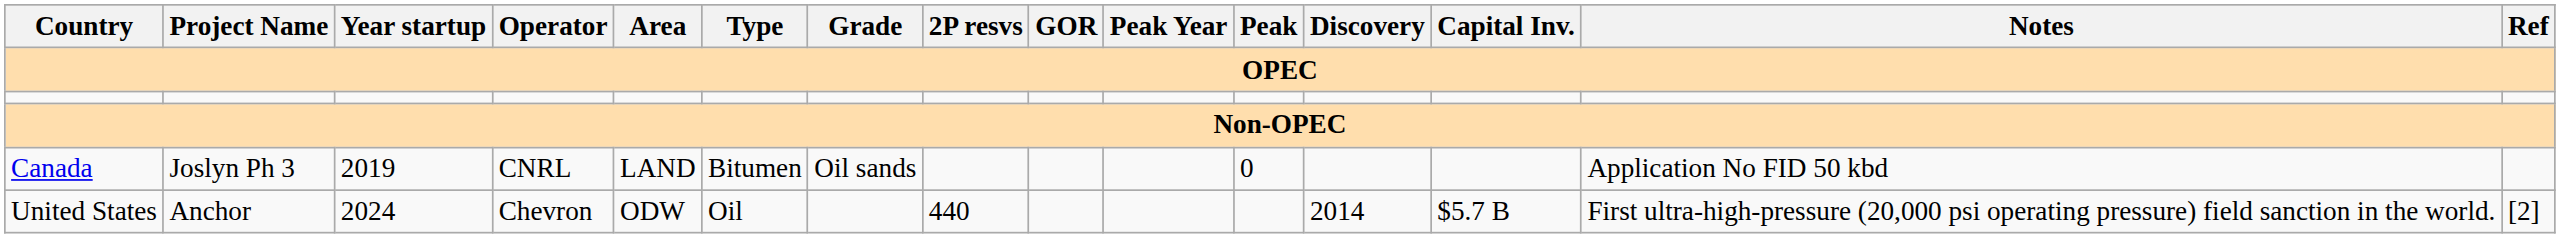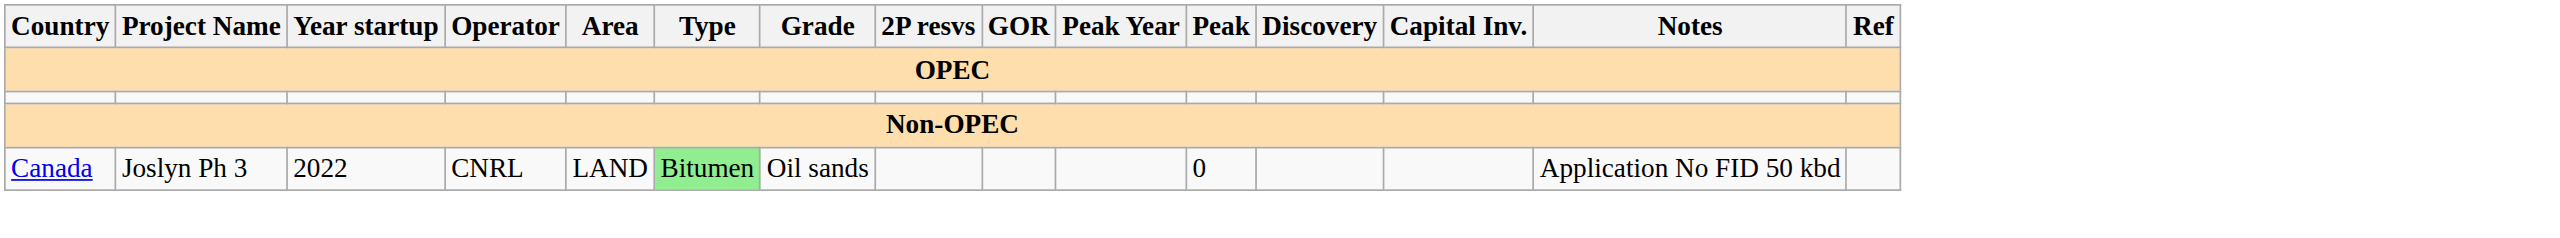(368, 168) 2019 -> (320, 168) 2022
(755, 168) no background -> (707, 168) lightgreen background
- row: (84, 211)
